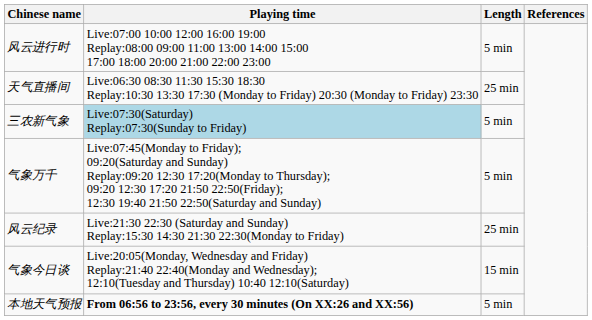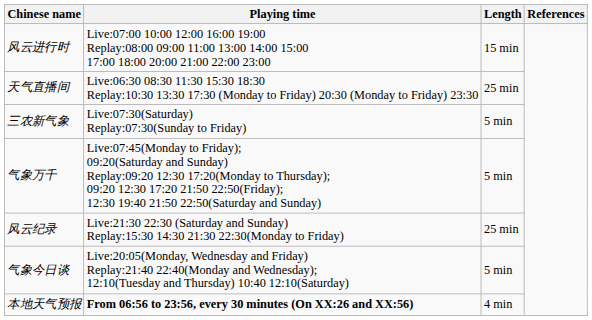(498, 47) 5 min -> (501, 47) 15 min
(167, 121) lightblue background -> (167, 121) no background
(501, 270) 15 min -> (498, 270) 5 min
(498, 304) 5 min -> (498, 304) 4 min
